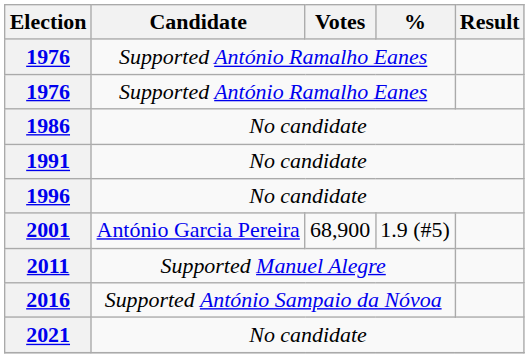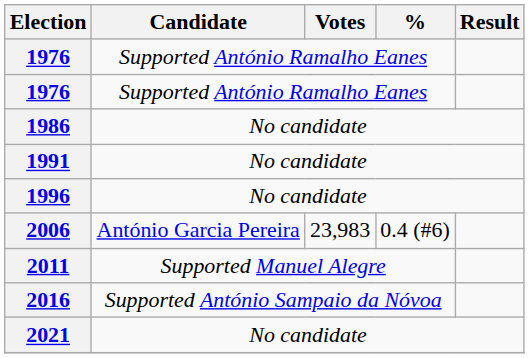- row: (48, 230)
+ row: (48, 230)
